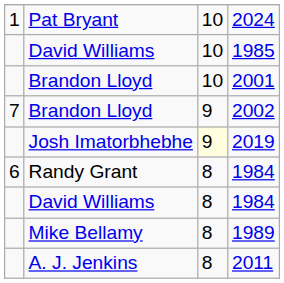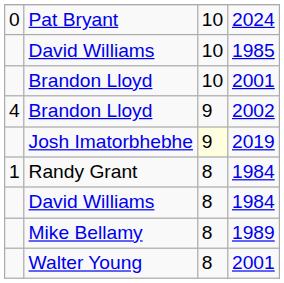(14, 19) 1 -> (14, 19) 0
(14, 111) 7 -> (14, 111) 4
(14, 171) 6 -> (14, 171) 1
+ row: (85, 263)
- row: (83, 263)
